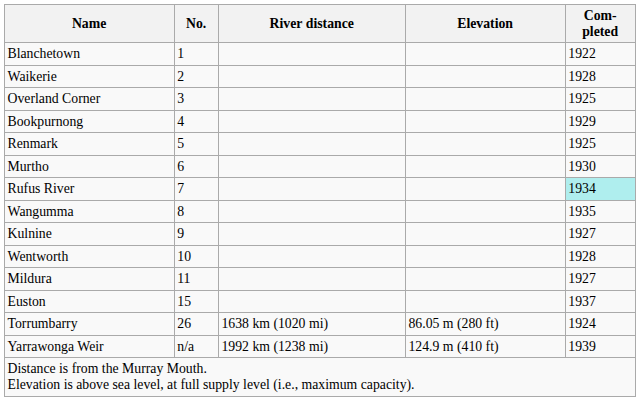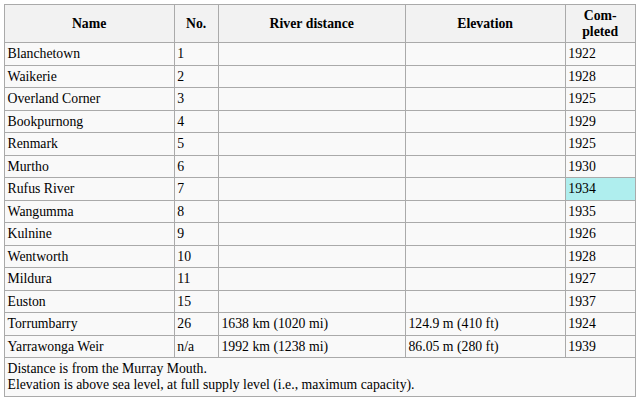(582, 234) 1927 -> (582, 234) 1926
(454, 324) 86.05 m (280 ft) -> (454, 324) 124.9 m (410 ft)
(454, 346) 124.9 m (410 ft) -> (454, 346) 86.05 m (280 ft)
